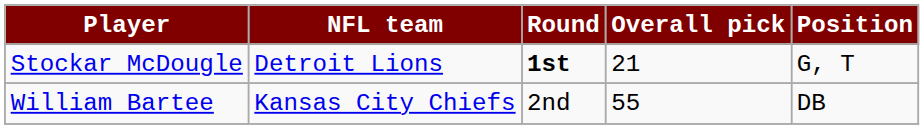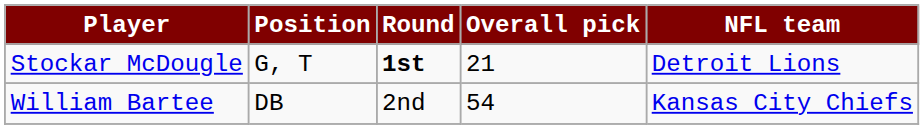columns swapped: (855, 25) <-> (385, 25)
(626, 103) 55 -> (481, 103) 54
